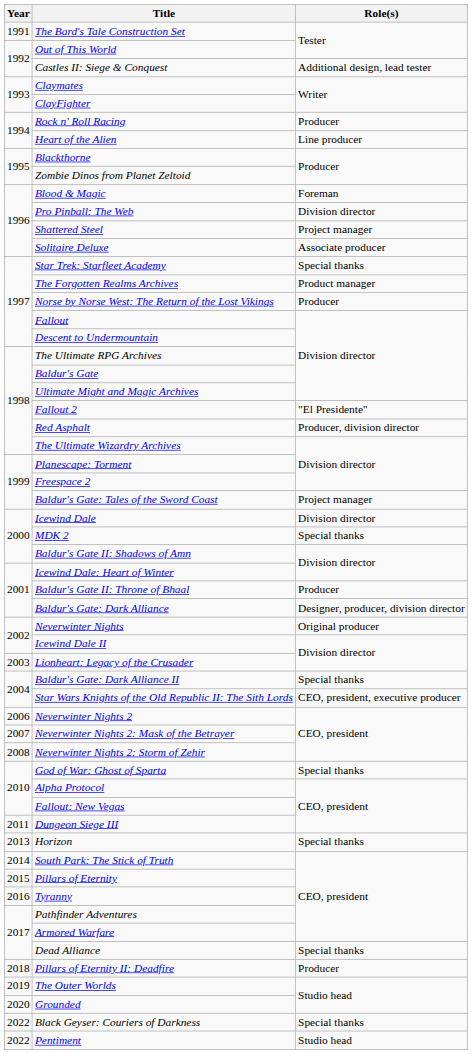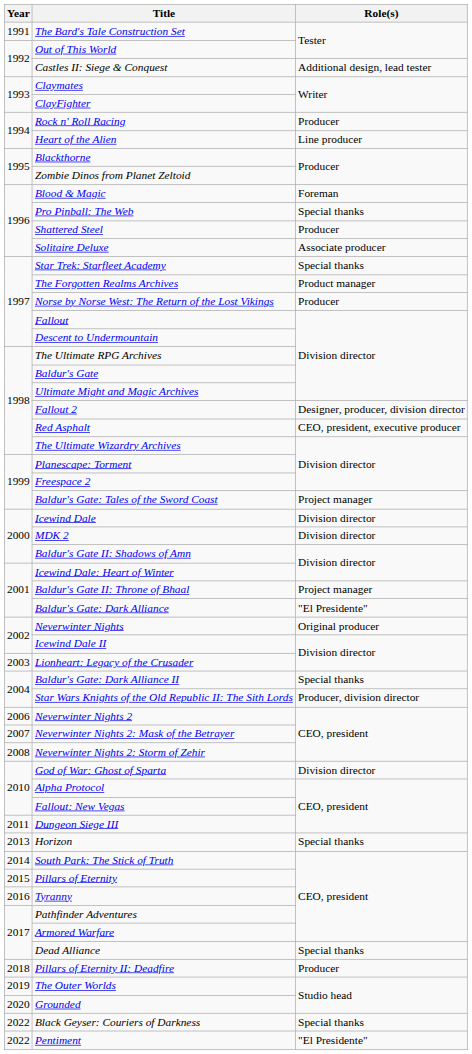(337, 211) Division director -> (331, 211) Special thanks
(335, 229) Project manager -> (319, 229) Producer
(333, 409) "El Presidente" -> (381, 409) Designer, producer, division director
(359, 427) Producer, division director -> (379, 427) CEO, president, executive producer
(331, 535) Special thanks -> (337, 535) Division director
(319, 590) Producer -> (335, 590) Project manager
(381, 608) Designer, producer, division director -> (333, 608) "El Presidente"
(379, 698) CEO, president, executive producer -> (359, 698) Producer, division director
(331, 770) Special thanks -> (337, 770) Division director
(325, 1040) Studio head -> (333, 1040) "El Presidente"
